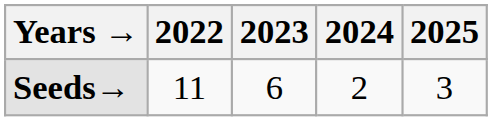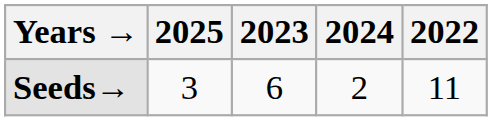columns swapped: (189, 31) <-> (444, 31)
